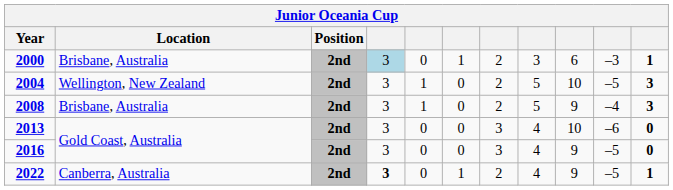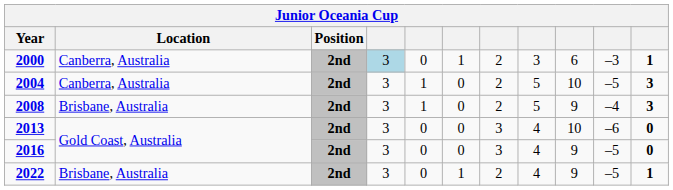(113, 60) Brisbane, Australia -> (114, 60) Canberra, Australia
(132, 83) Wellington, New Zealand -> (114, 83) Canberra, Australia
(114, 173) Canberra, Australia -> (113, 173) Brisbane, Australia
(386, 173) bold -> (386, 173) normal
